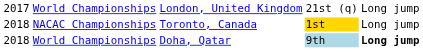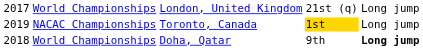(16, 24) 2018 -> (16, 24) 2019
(316, 40) lightblue background -> (316, 40) no background
